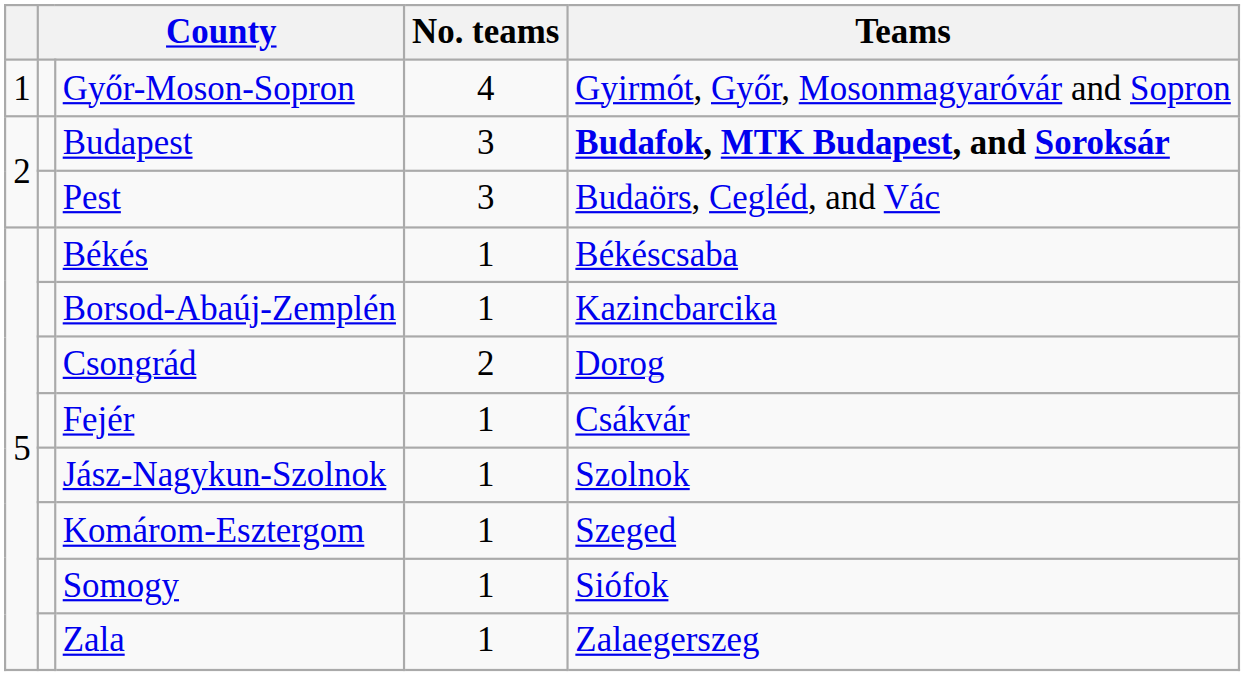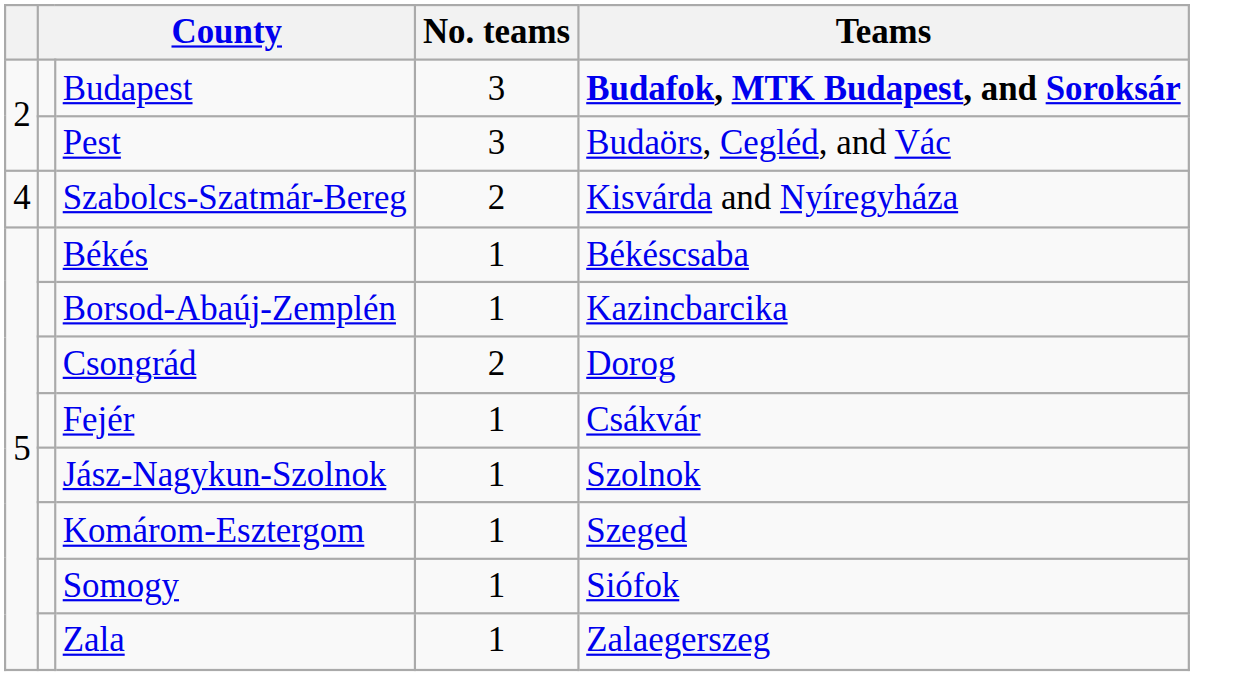- row: (209, 87)
+ row: (235, 198)
